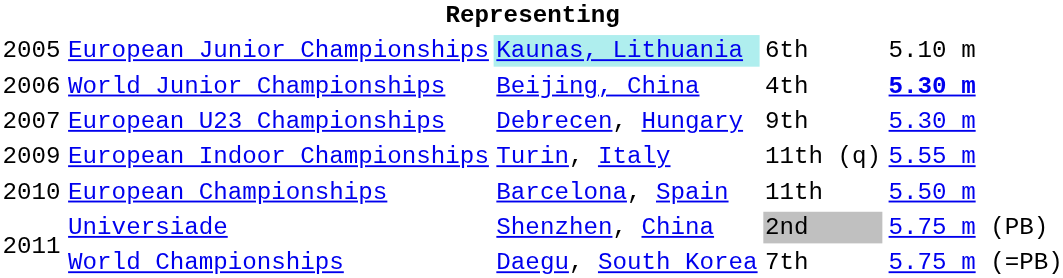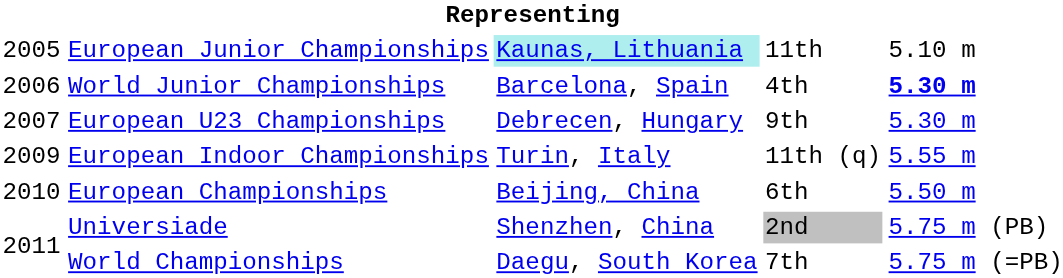(787, 51) 6th -> (794, 51) 11th
(598, 86) Beijing, China -> (612, 86) Barcelona, Spain
(612, 192) Barcelona, Spain -> (598, 192) Beijing, China
(794, 192) 11th -> (787, 192) 6th
